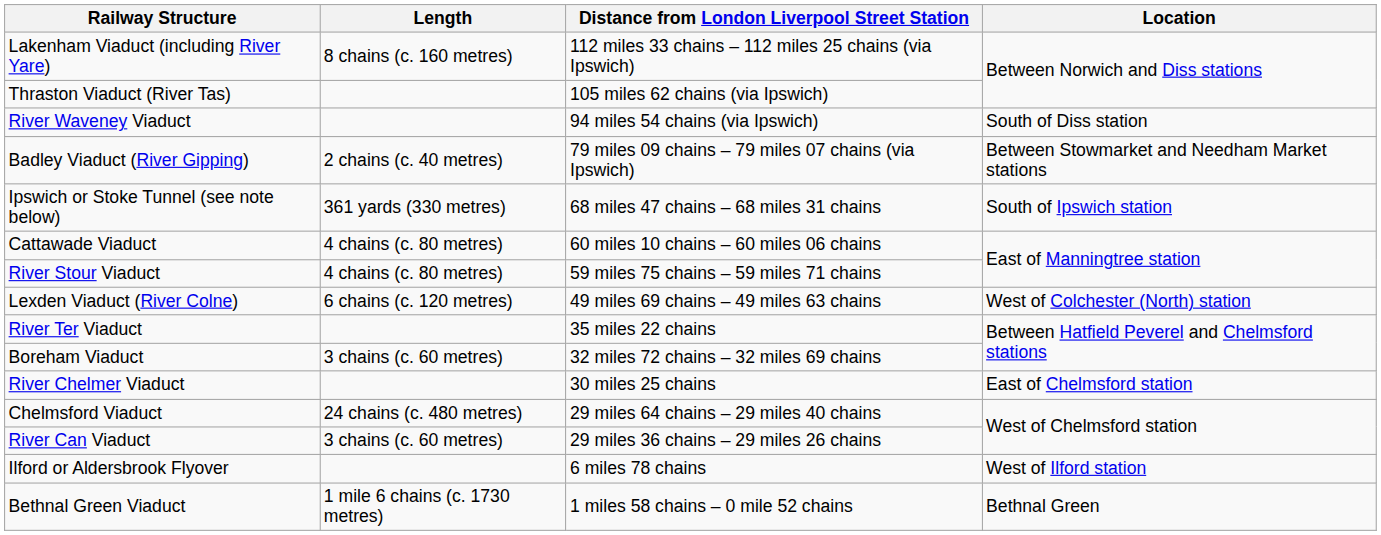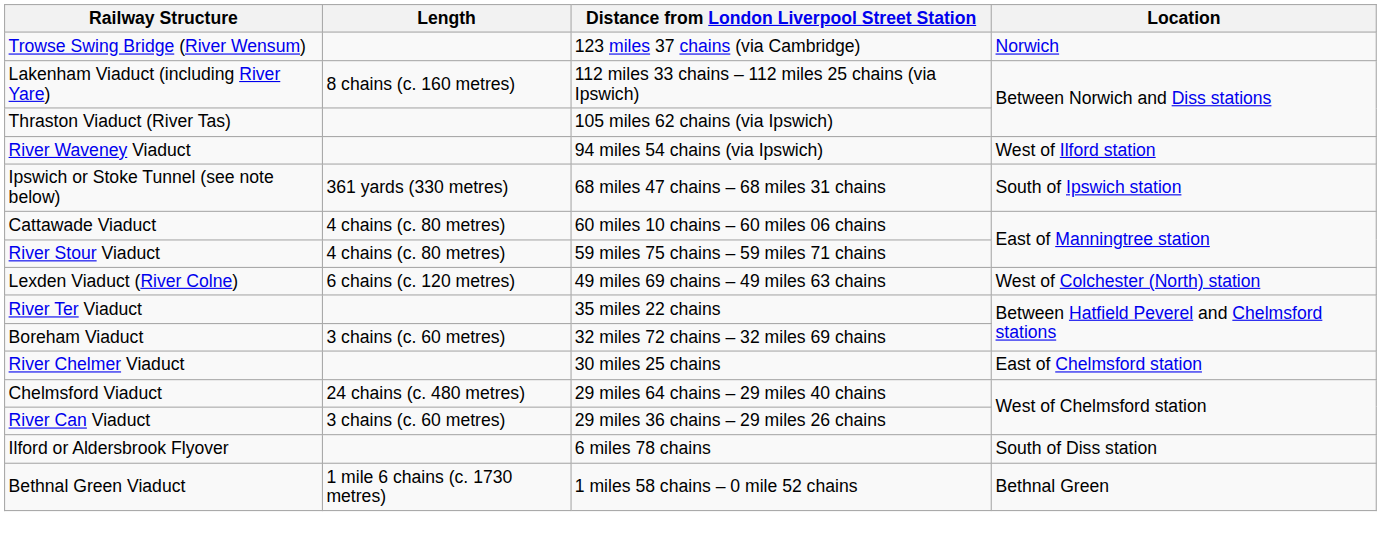+ row: (157, 46)
(1067, 121) South of Diss station -> (1076, 149) West of Ilford station
- row: (129, 159)
(1066, 468) West of Ilford station -> (1076, 448) South of Diss station
